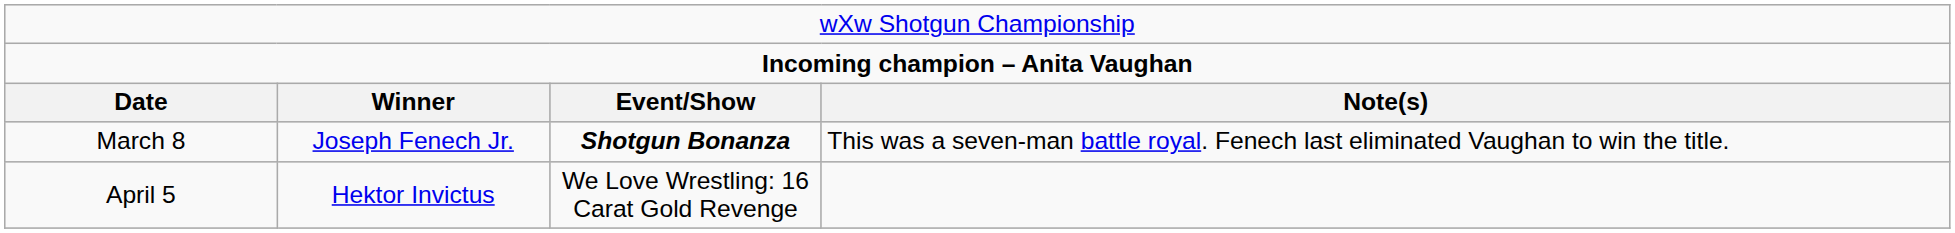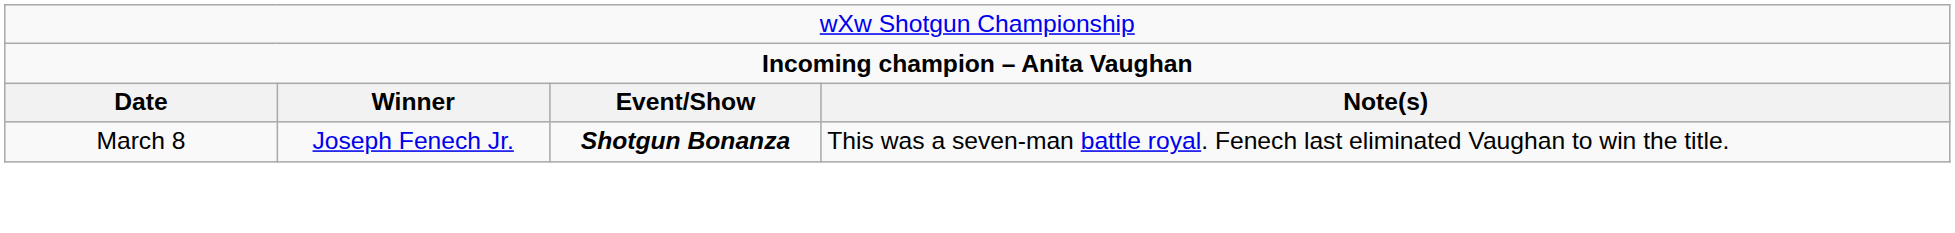- row: (141, 194)
